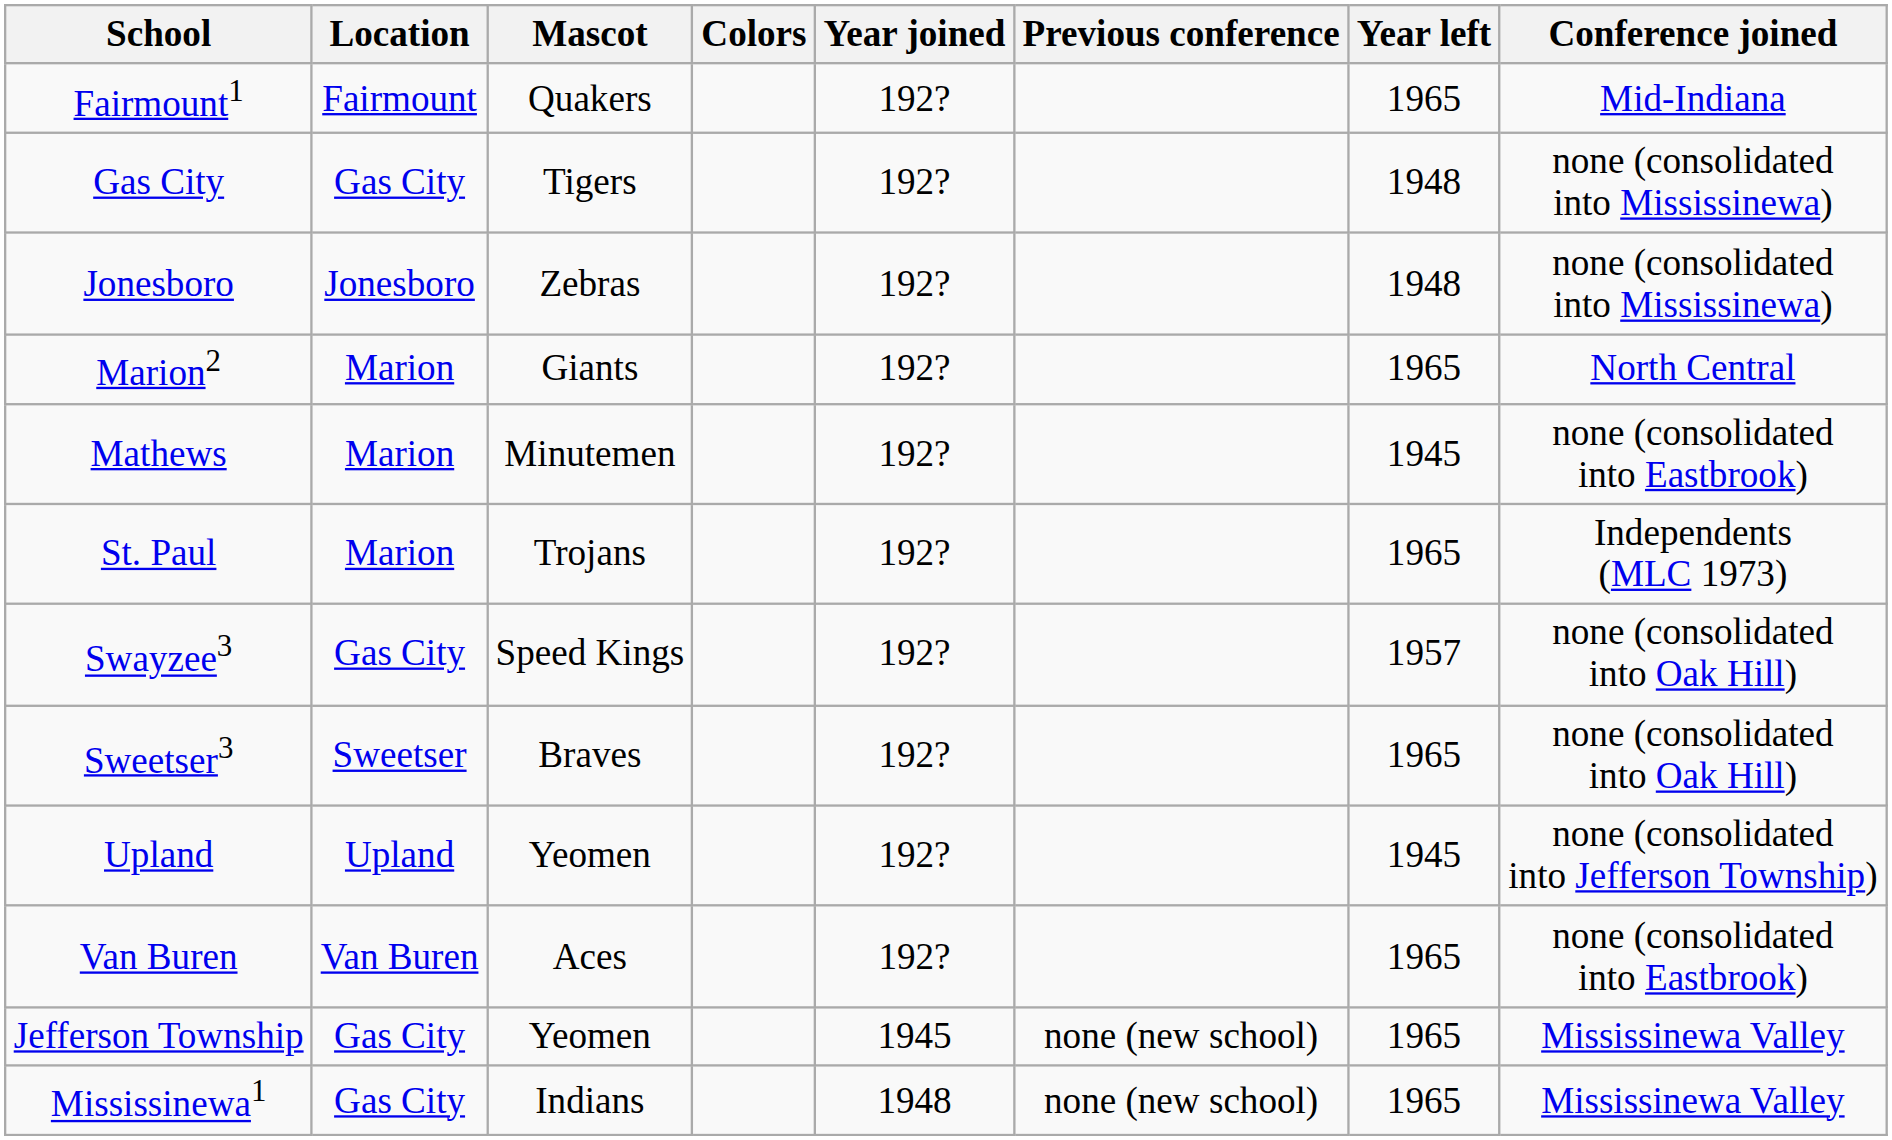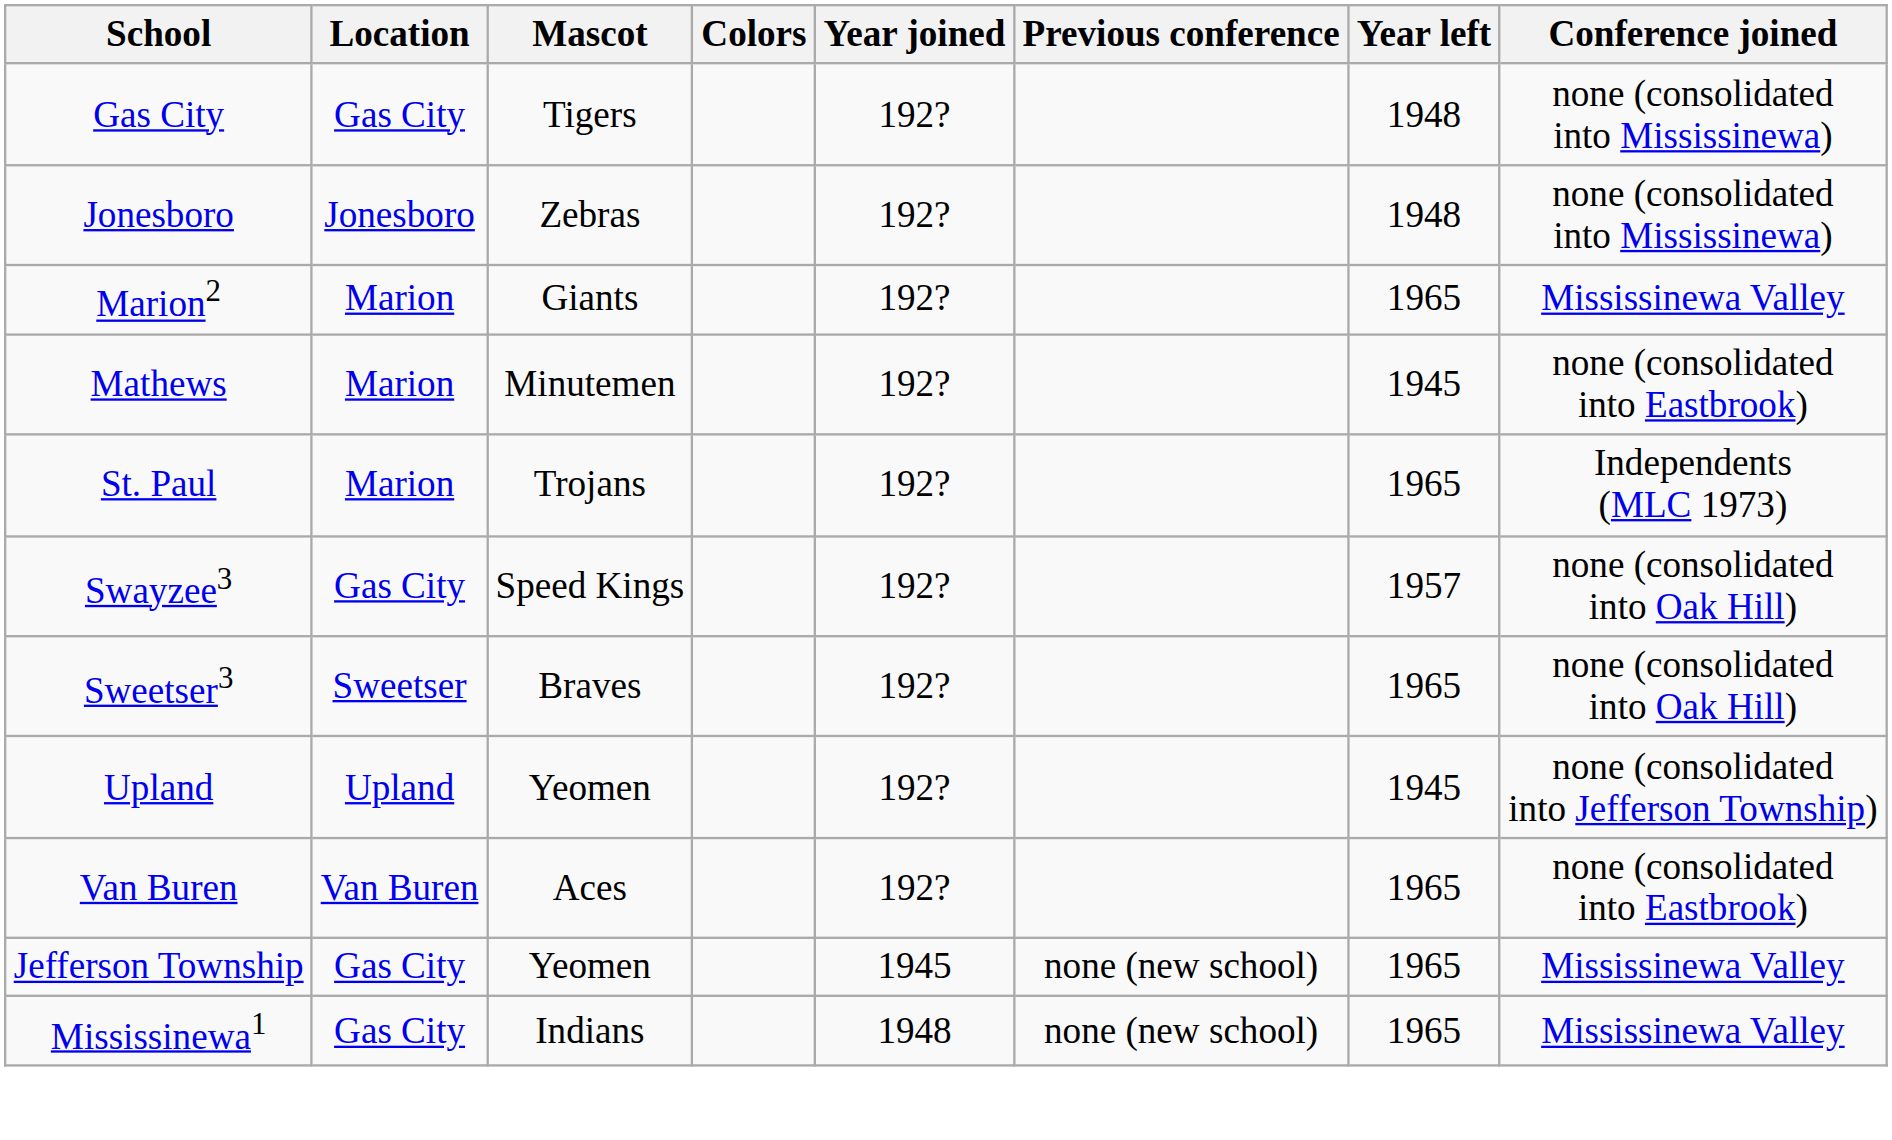- row: (159, 97)
(1693, 367) North Central -> (1693, 299) Mississinewa Valley
